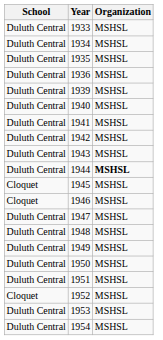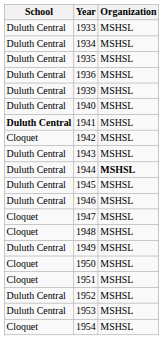(36, 122) normal -> (39, 122) bold
(36, 138) Duluth Central -> (22, 138) Cloquet
(22, 185) Cloquet -> (36, 185) Duluth Central
(22, 201) Cloquet -> (36, 201) Duluth Central
(36, 216) Duluth Central -> (22, 216) Cloquet
(36, 232) Duluth Central -> (22, 232) Cloquet
(36, 264) Duluth Central -> (22, 264) Cloquet
(36, 279) Duluth Central -> (22, 279) Cloquet
(22, 295) Cloquet -> (36, 295) Duluth Central
(36, 327) Duluth Central -> (22, 327) Cloquet
